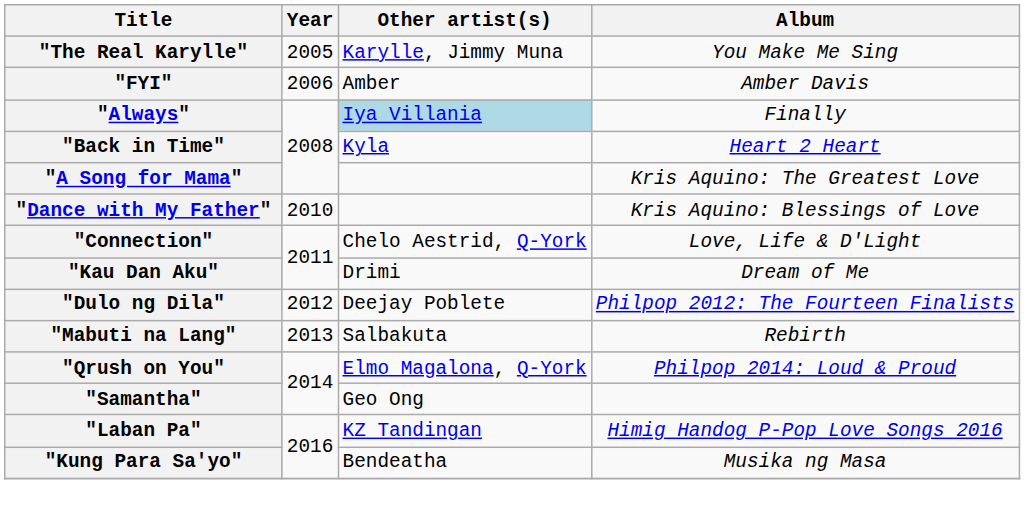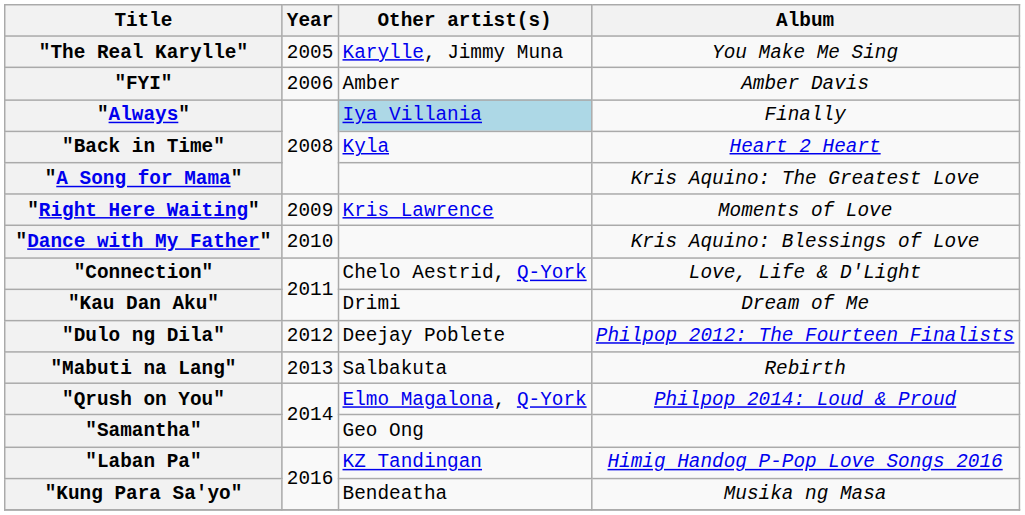+ row: (143, 210)
